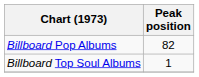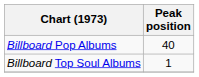(168, 44) 82 -> (168, 44) 40
